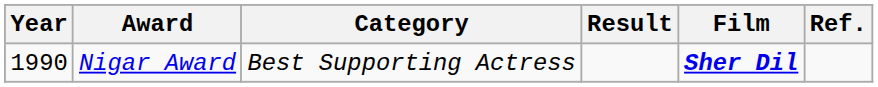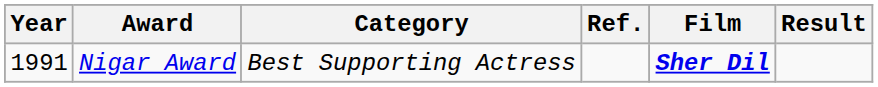columns swapped: (630, 24) <-> (838, 24)
(39, 63) 1990 -> (39, 63) 1991
